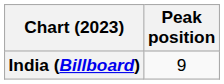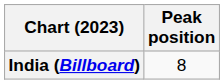(182, 65) 9 -> (182, 65) 8
